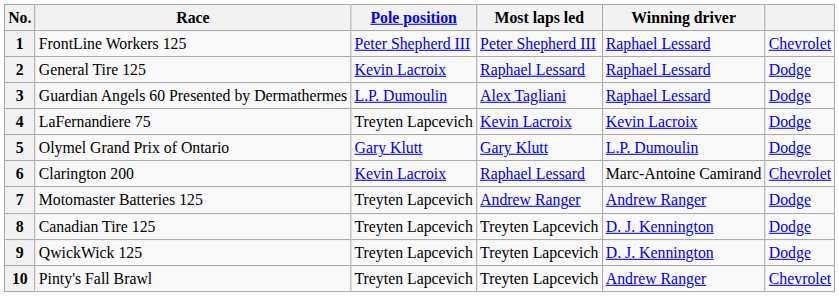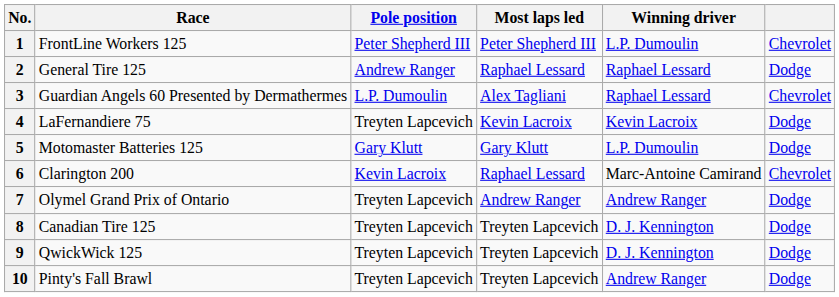(658, 43) Raphael Lessard -> (652, 43) L.P. Dumoulin
(400, 69) Kevin Lacroix -> (405, 69) Andrew Ranger
(790, 95) Dodge -> (800, 95) Chevrolet
(134, 148) Olymel Grand Prix of Ontario -> (121, 148) Motomaster Batteries 125
(121, 200) Motomaster Batteries 125 -> (134, 200) Olymel Grand Prix of Ontario
(800, 278) Chevrolet -> (790, 278) Dodge
